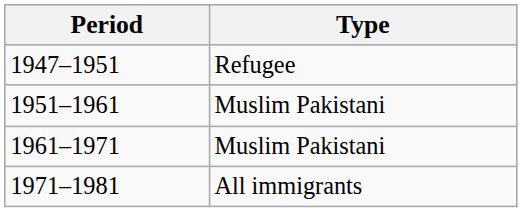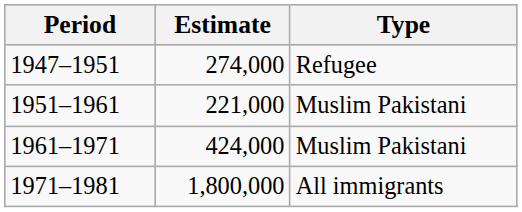+ column: (223, 24)
